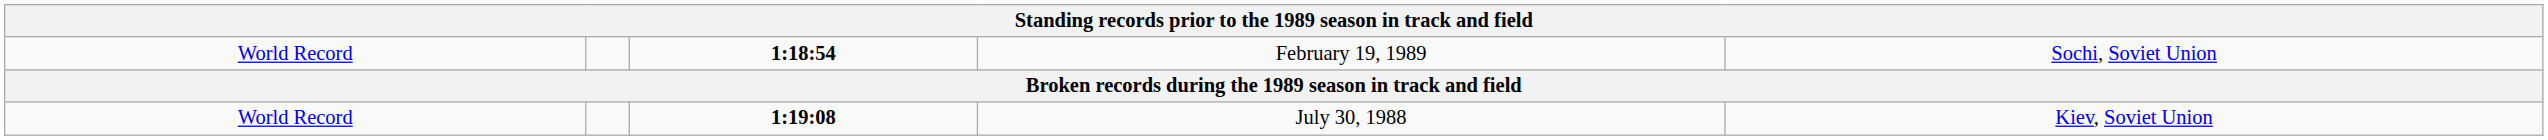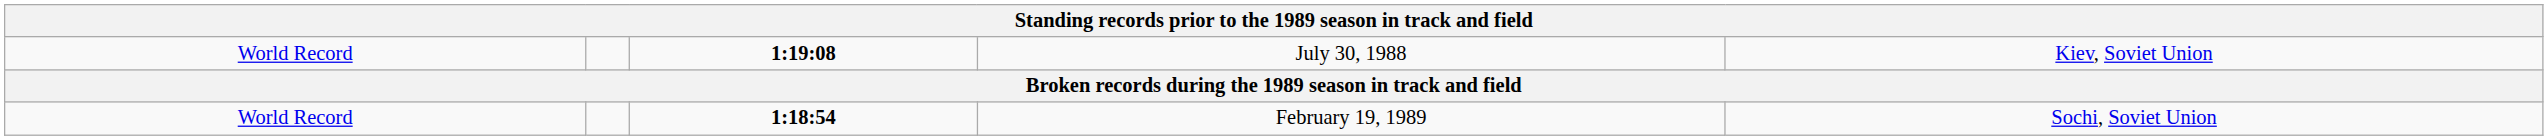rows swapped: (1351, 118) <-> (1351, 53)
